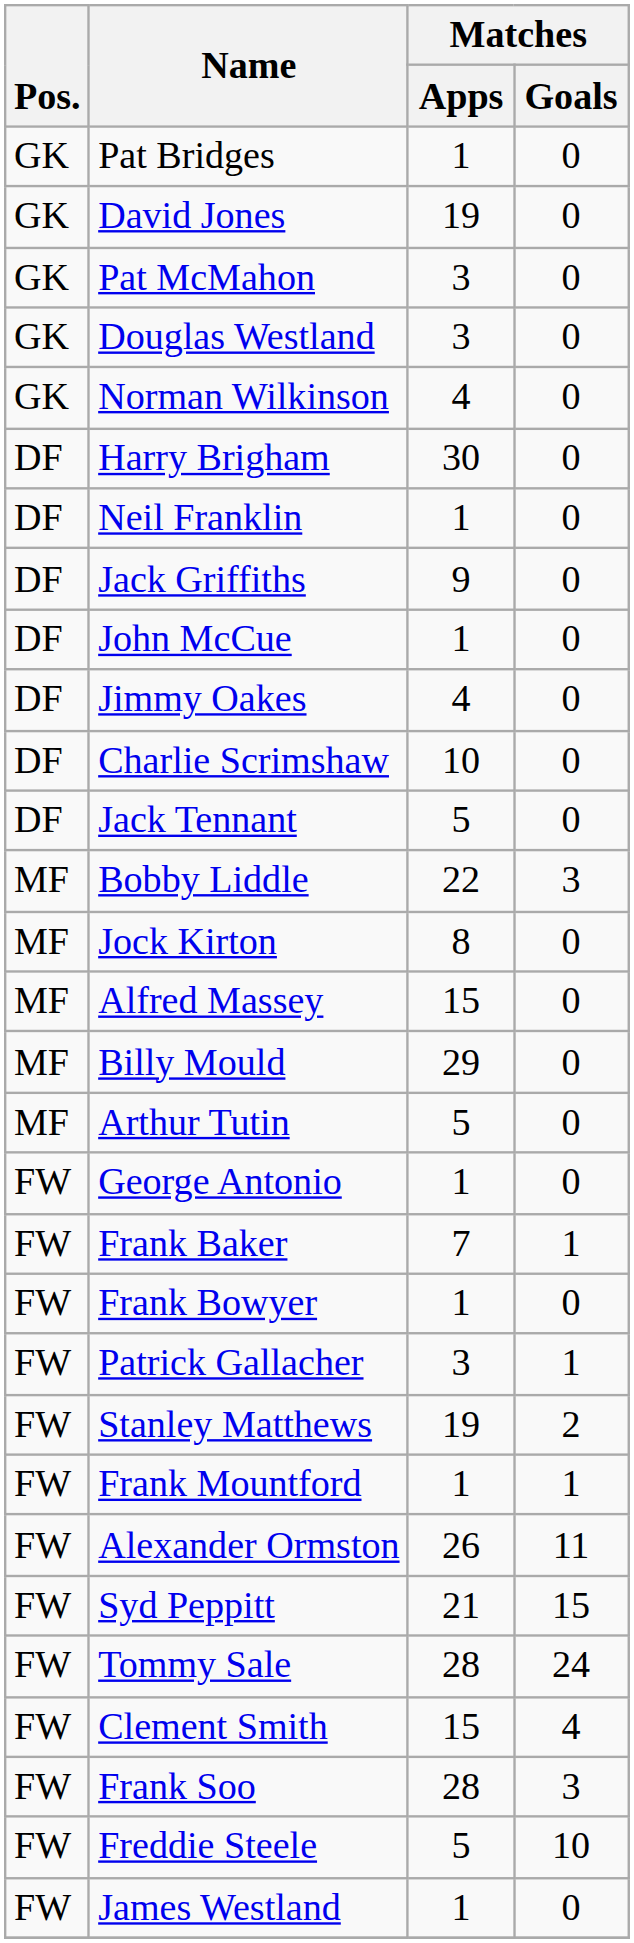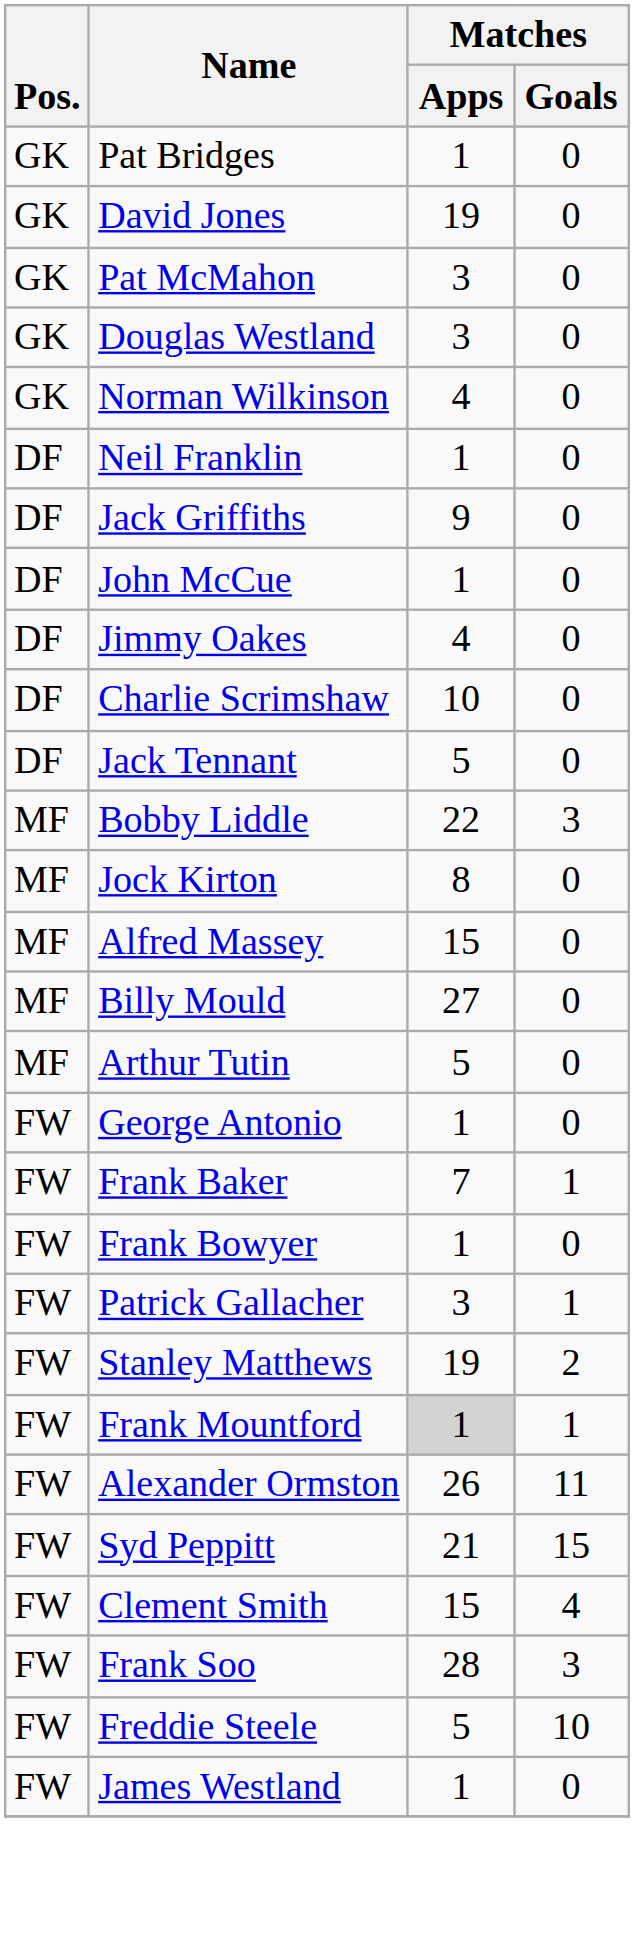- row: (214, 457)
(461, 1061) 29 -> (461, 1000) 27
(461, 1484) no background -> (461, 1423) lightgrey background
- row: (195, 1665)
